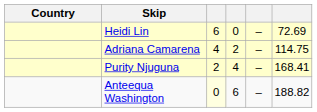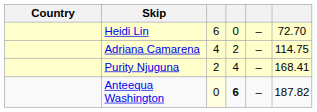(292, 31) 72.69 -> (292, 31) 72.70
(236, 91) normal -> (236, 91) bold
(292, 91) 188.82 -> (292, 91) 187.82
